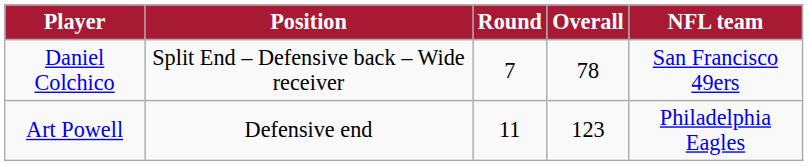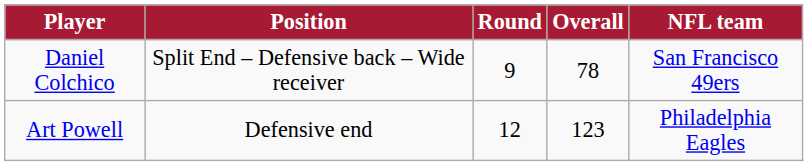(510, 69) 7 -> (510, 69) 9
(510, 130) 11 -> (510, 130) 12
